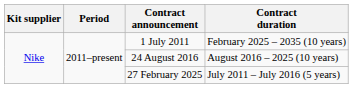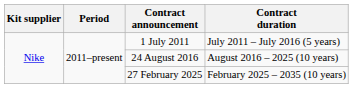(277, 41) February 2025 – 2035 (10 years) -> (274, 41) July 2011 – July 2016 (5 years)
(274, 74) July 2011 – July 2016 (5 years) -> (277, 74) February 2025 – 2035 (10 years)
